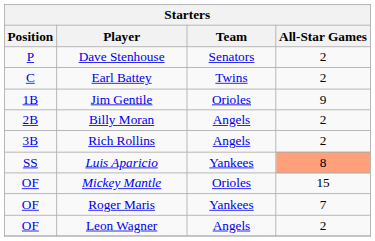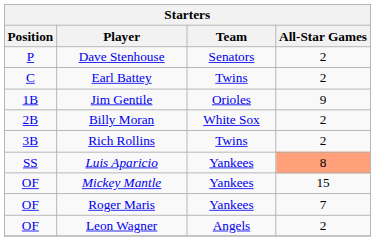(231, 120) Angels -> (231, 120) White Sox
(231, 141) Angels -> (231, 141) Twins
(231, 183) Orioles -> (231, 183) Yankees
